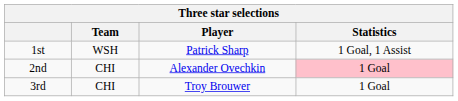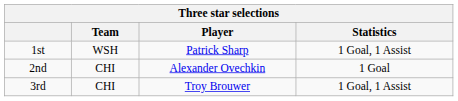(374, 68) pink background -> (374, 68) no background
(374, 86) 1 Goal -> (374, 86) 1 Goal, 1 Assist
